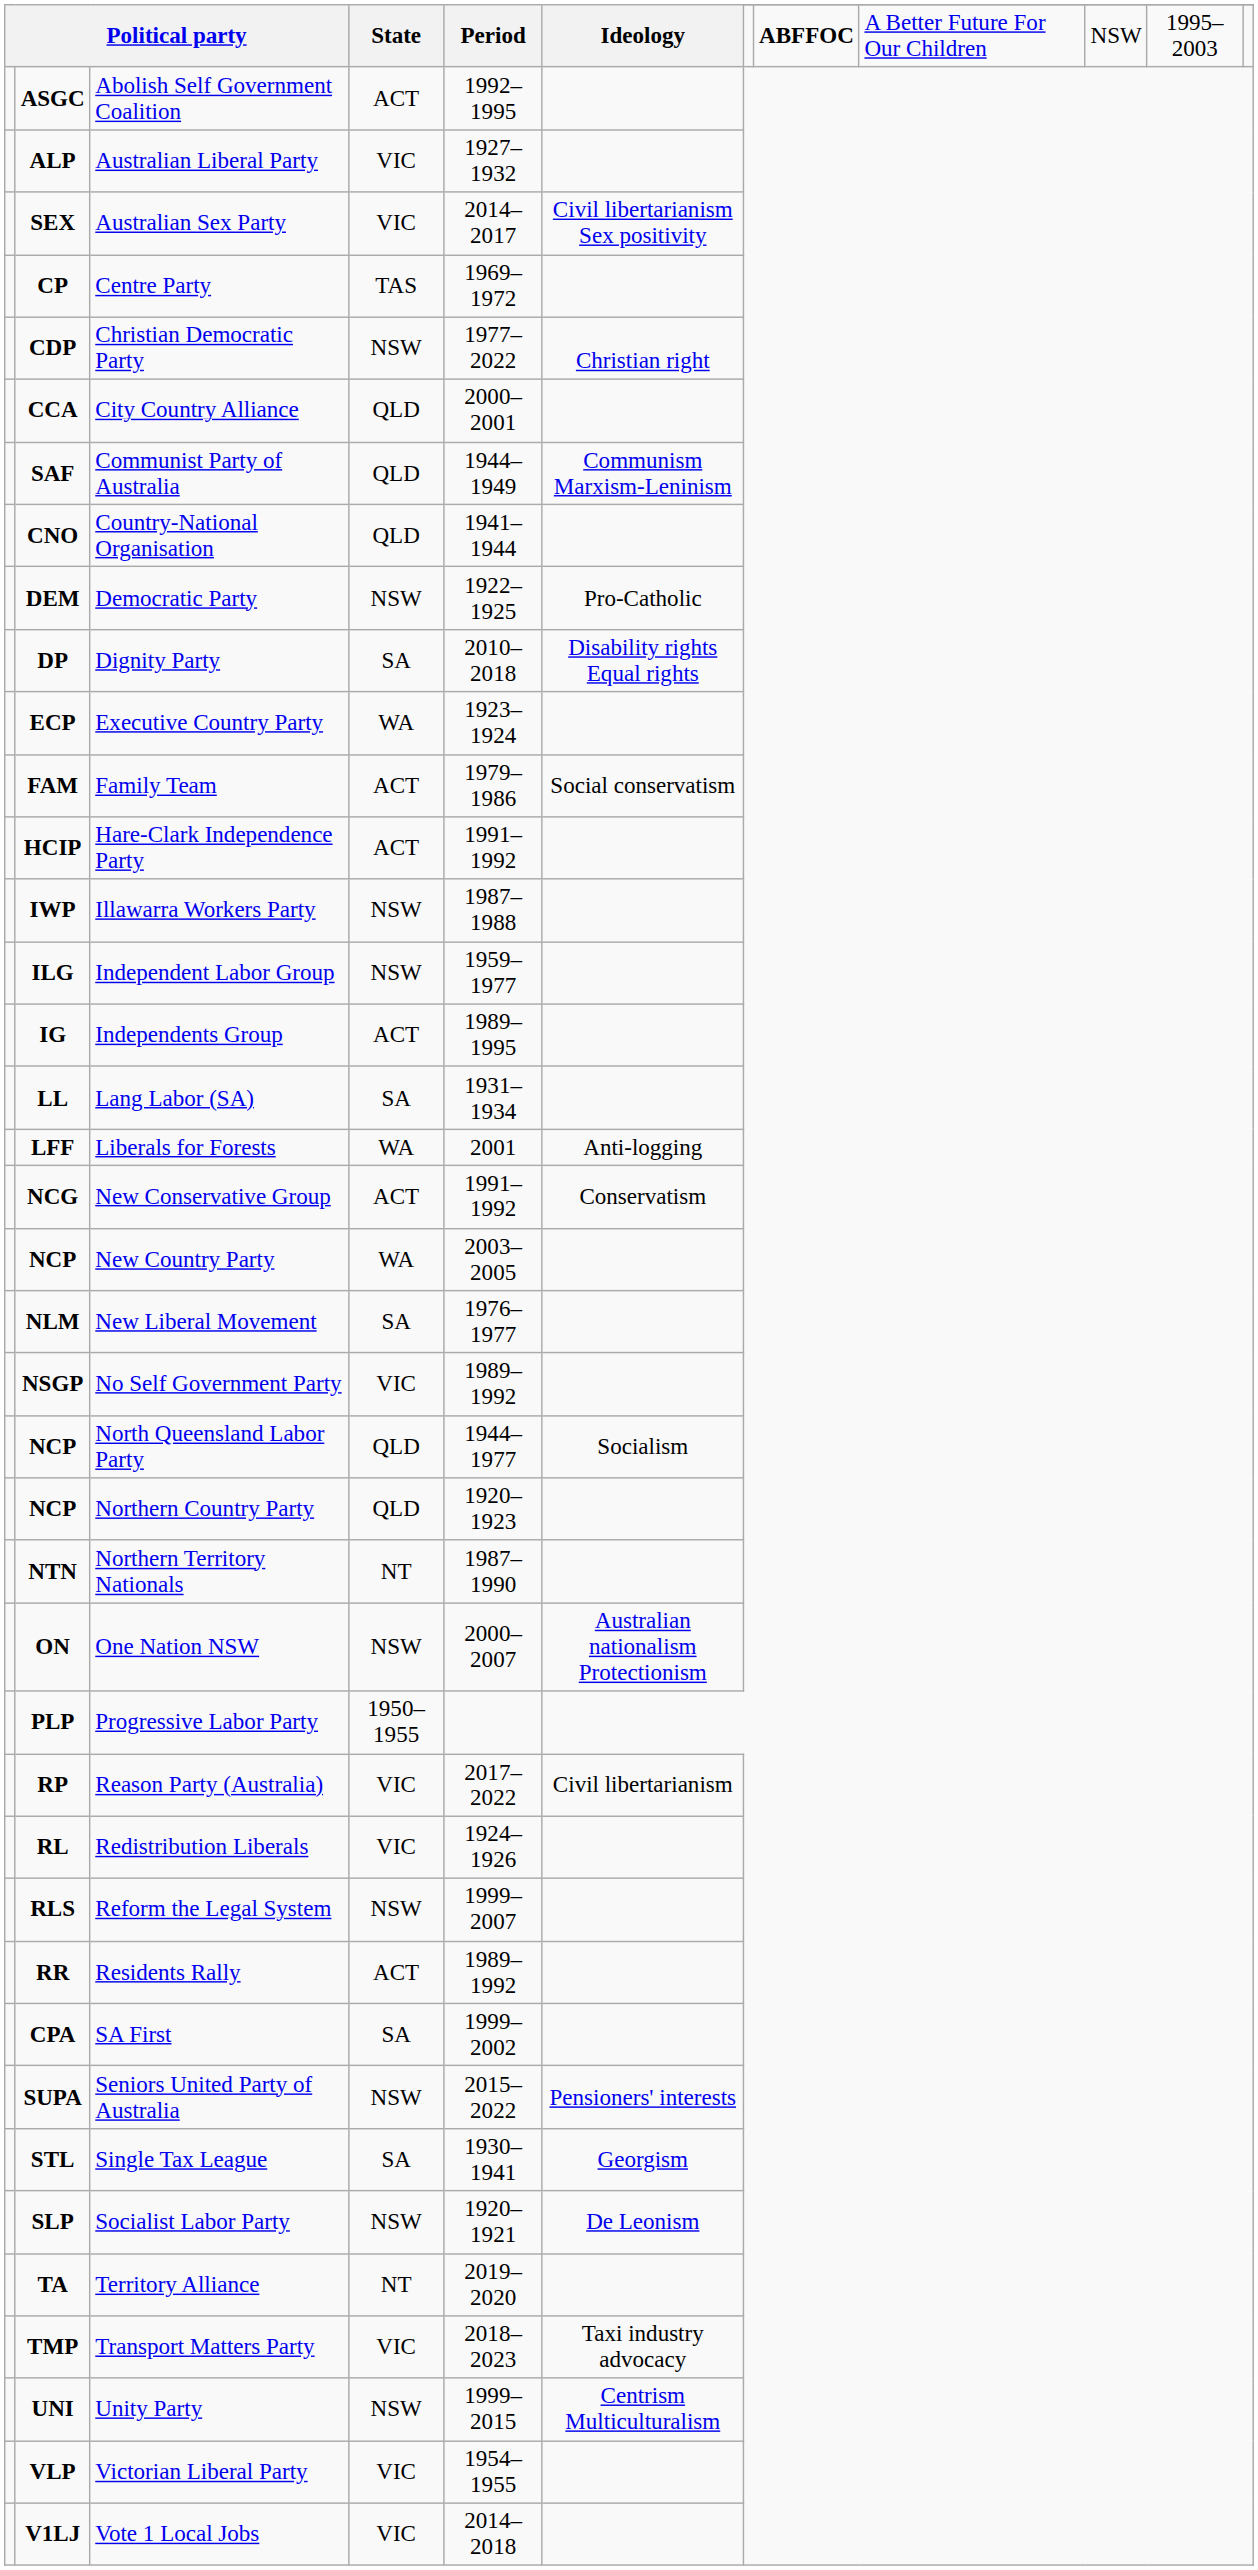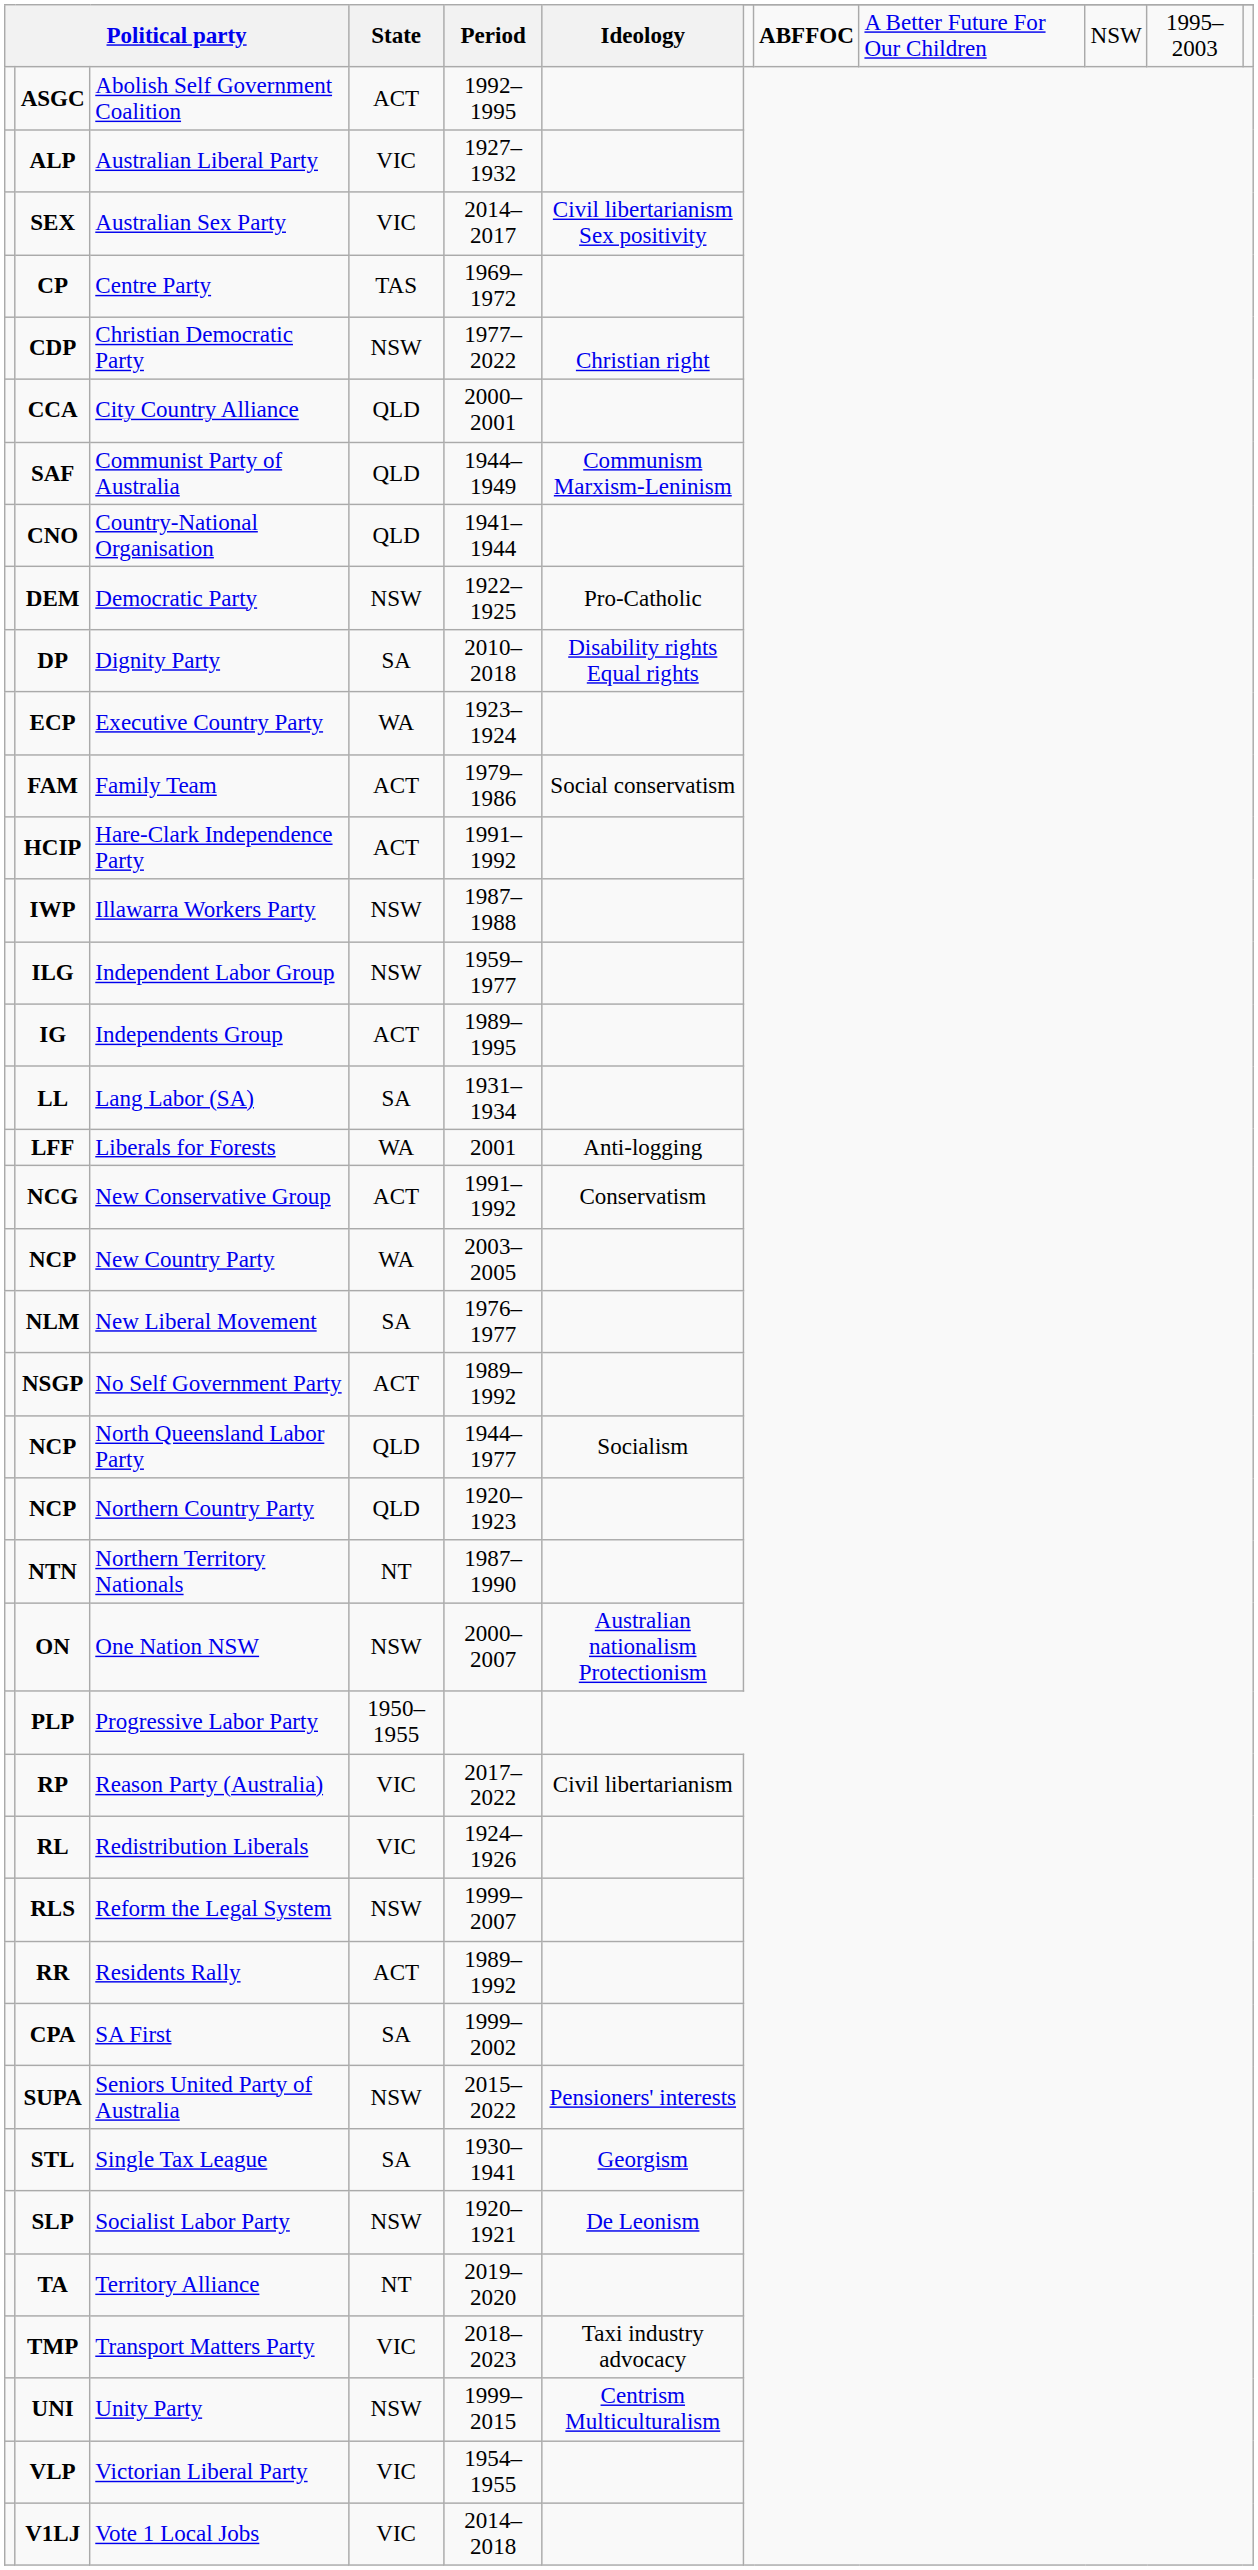(396, 1383) VIC -> (396, 1383) ACT
